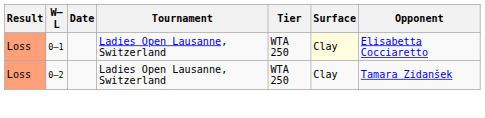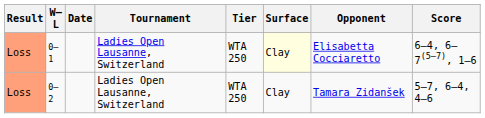+ column: (446, 19)
